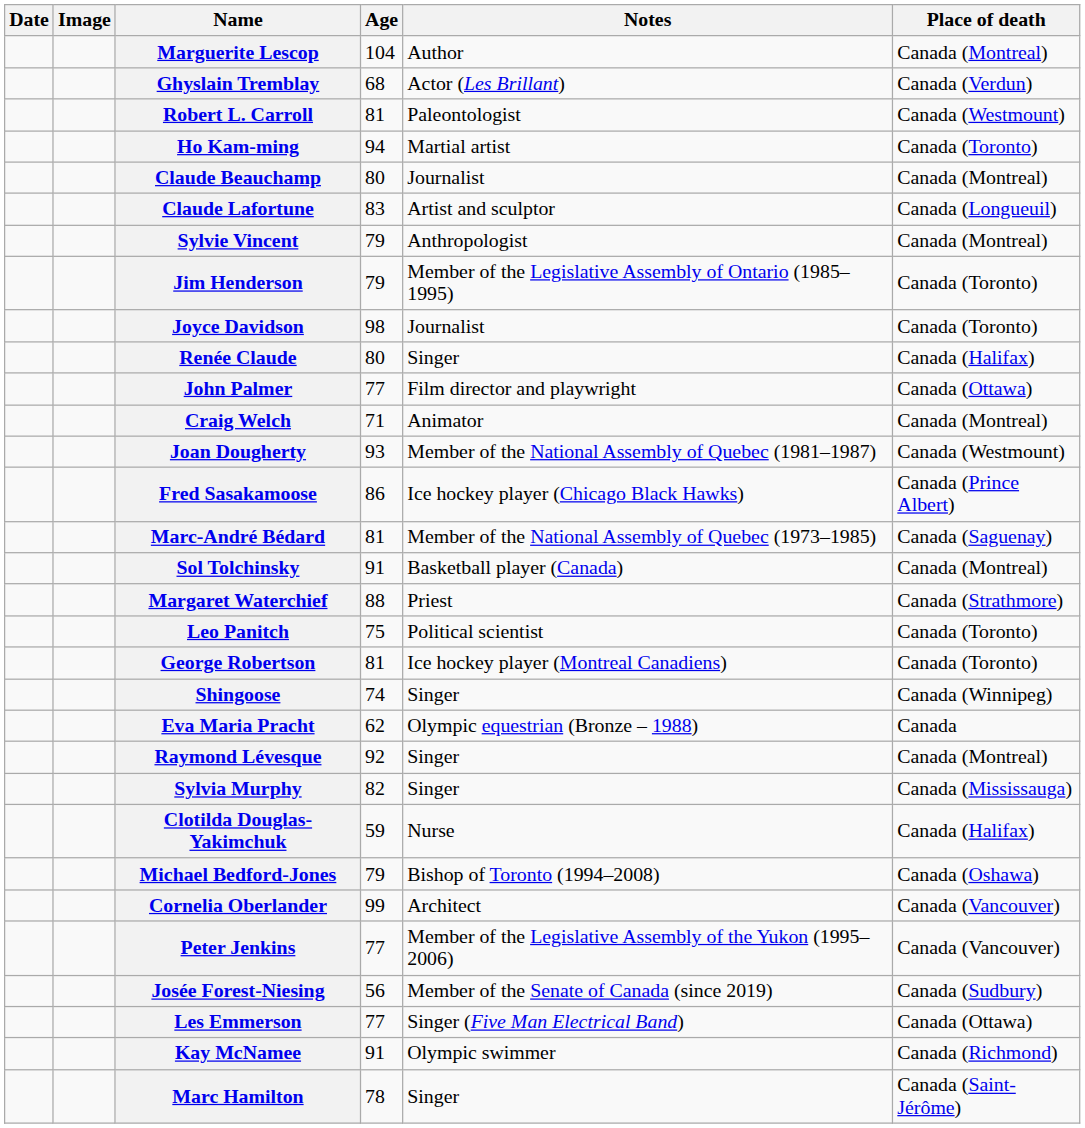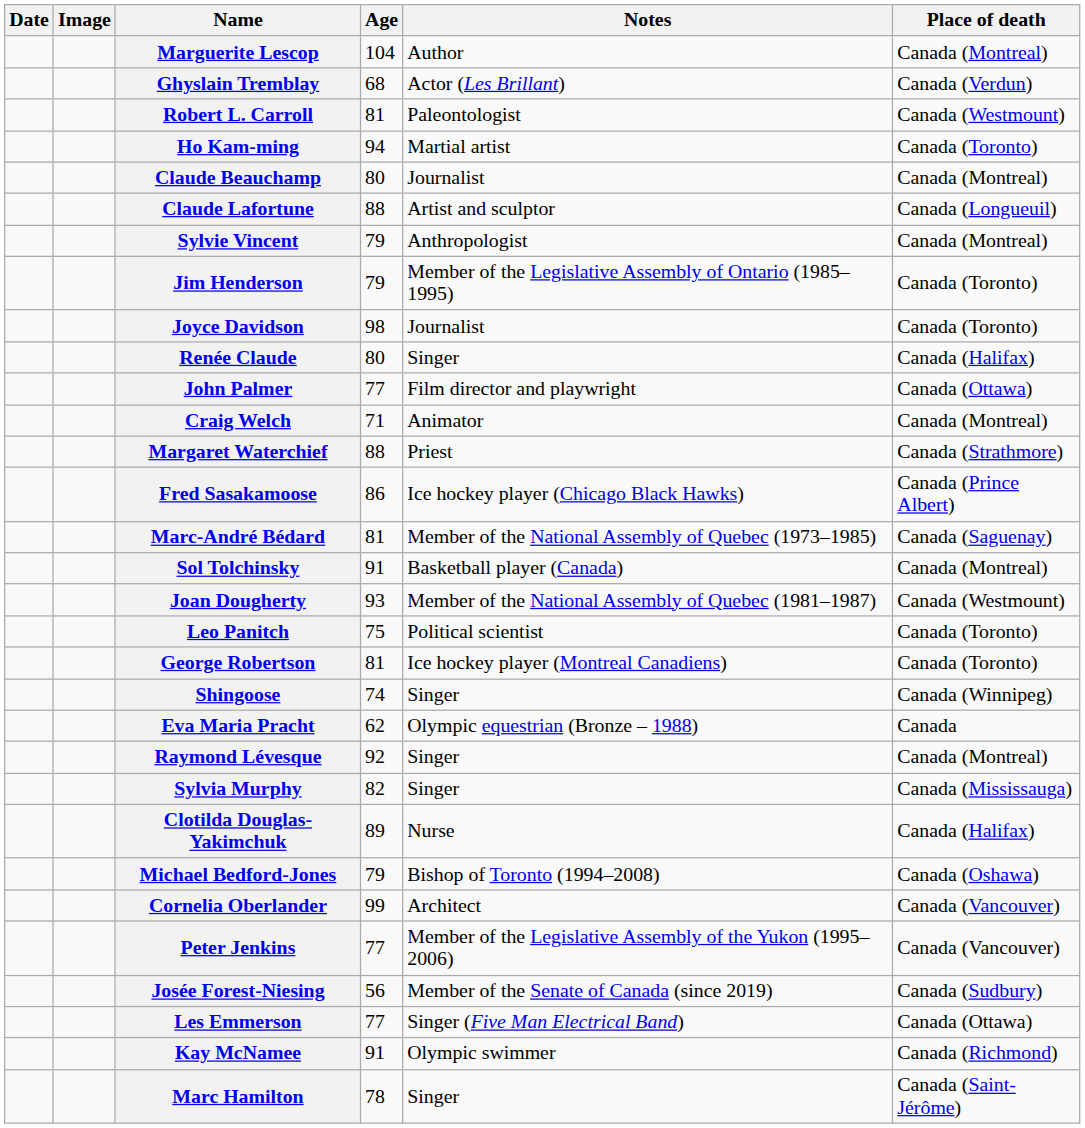(375, 209) 83 -> (375, 209) 88
rows swapped: (238, 599) <-> (238, 451)
(375, 831) 59 -> (375, 831) 89
